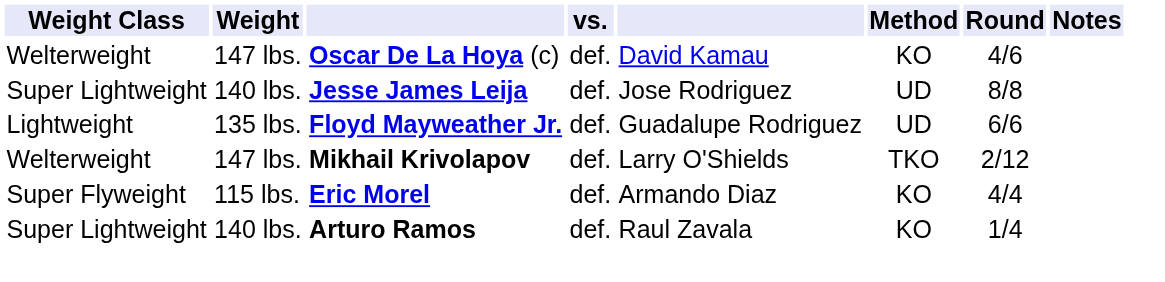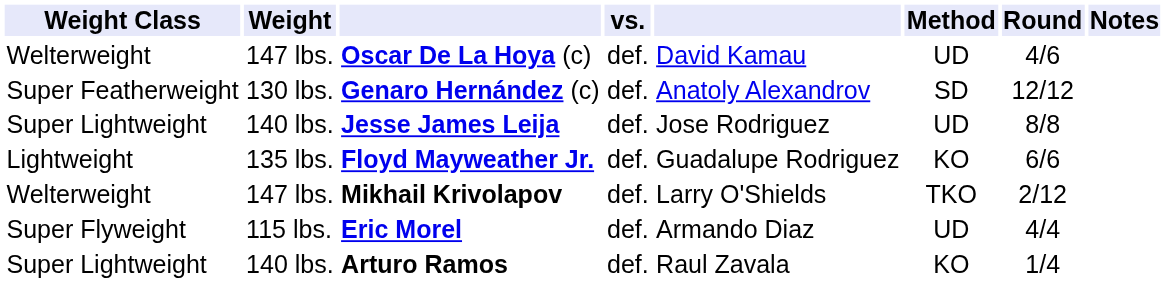(914, 55) KO -> (951, 55) UD
+ row: (470, 90)
(914, 125) UD -> (951, 160) KO
(914, 195) KO -> (951, 230) UD
